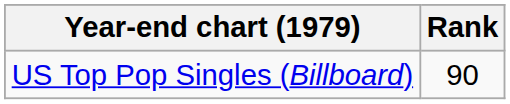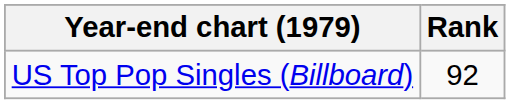(462, 74) 90 -> (462, 74) 92
